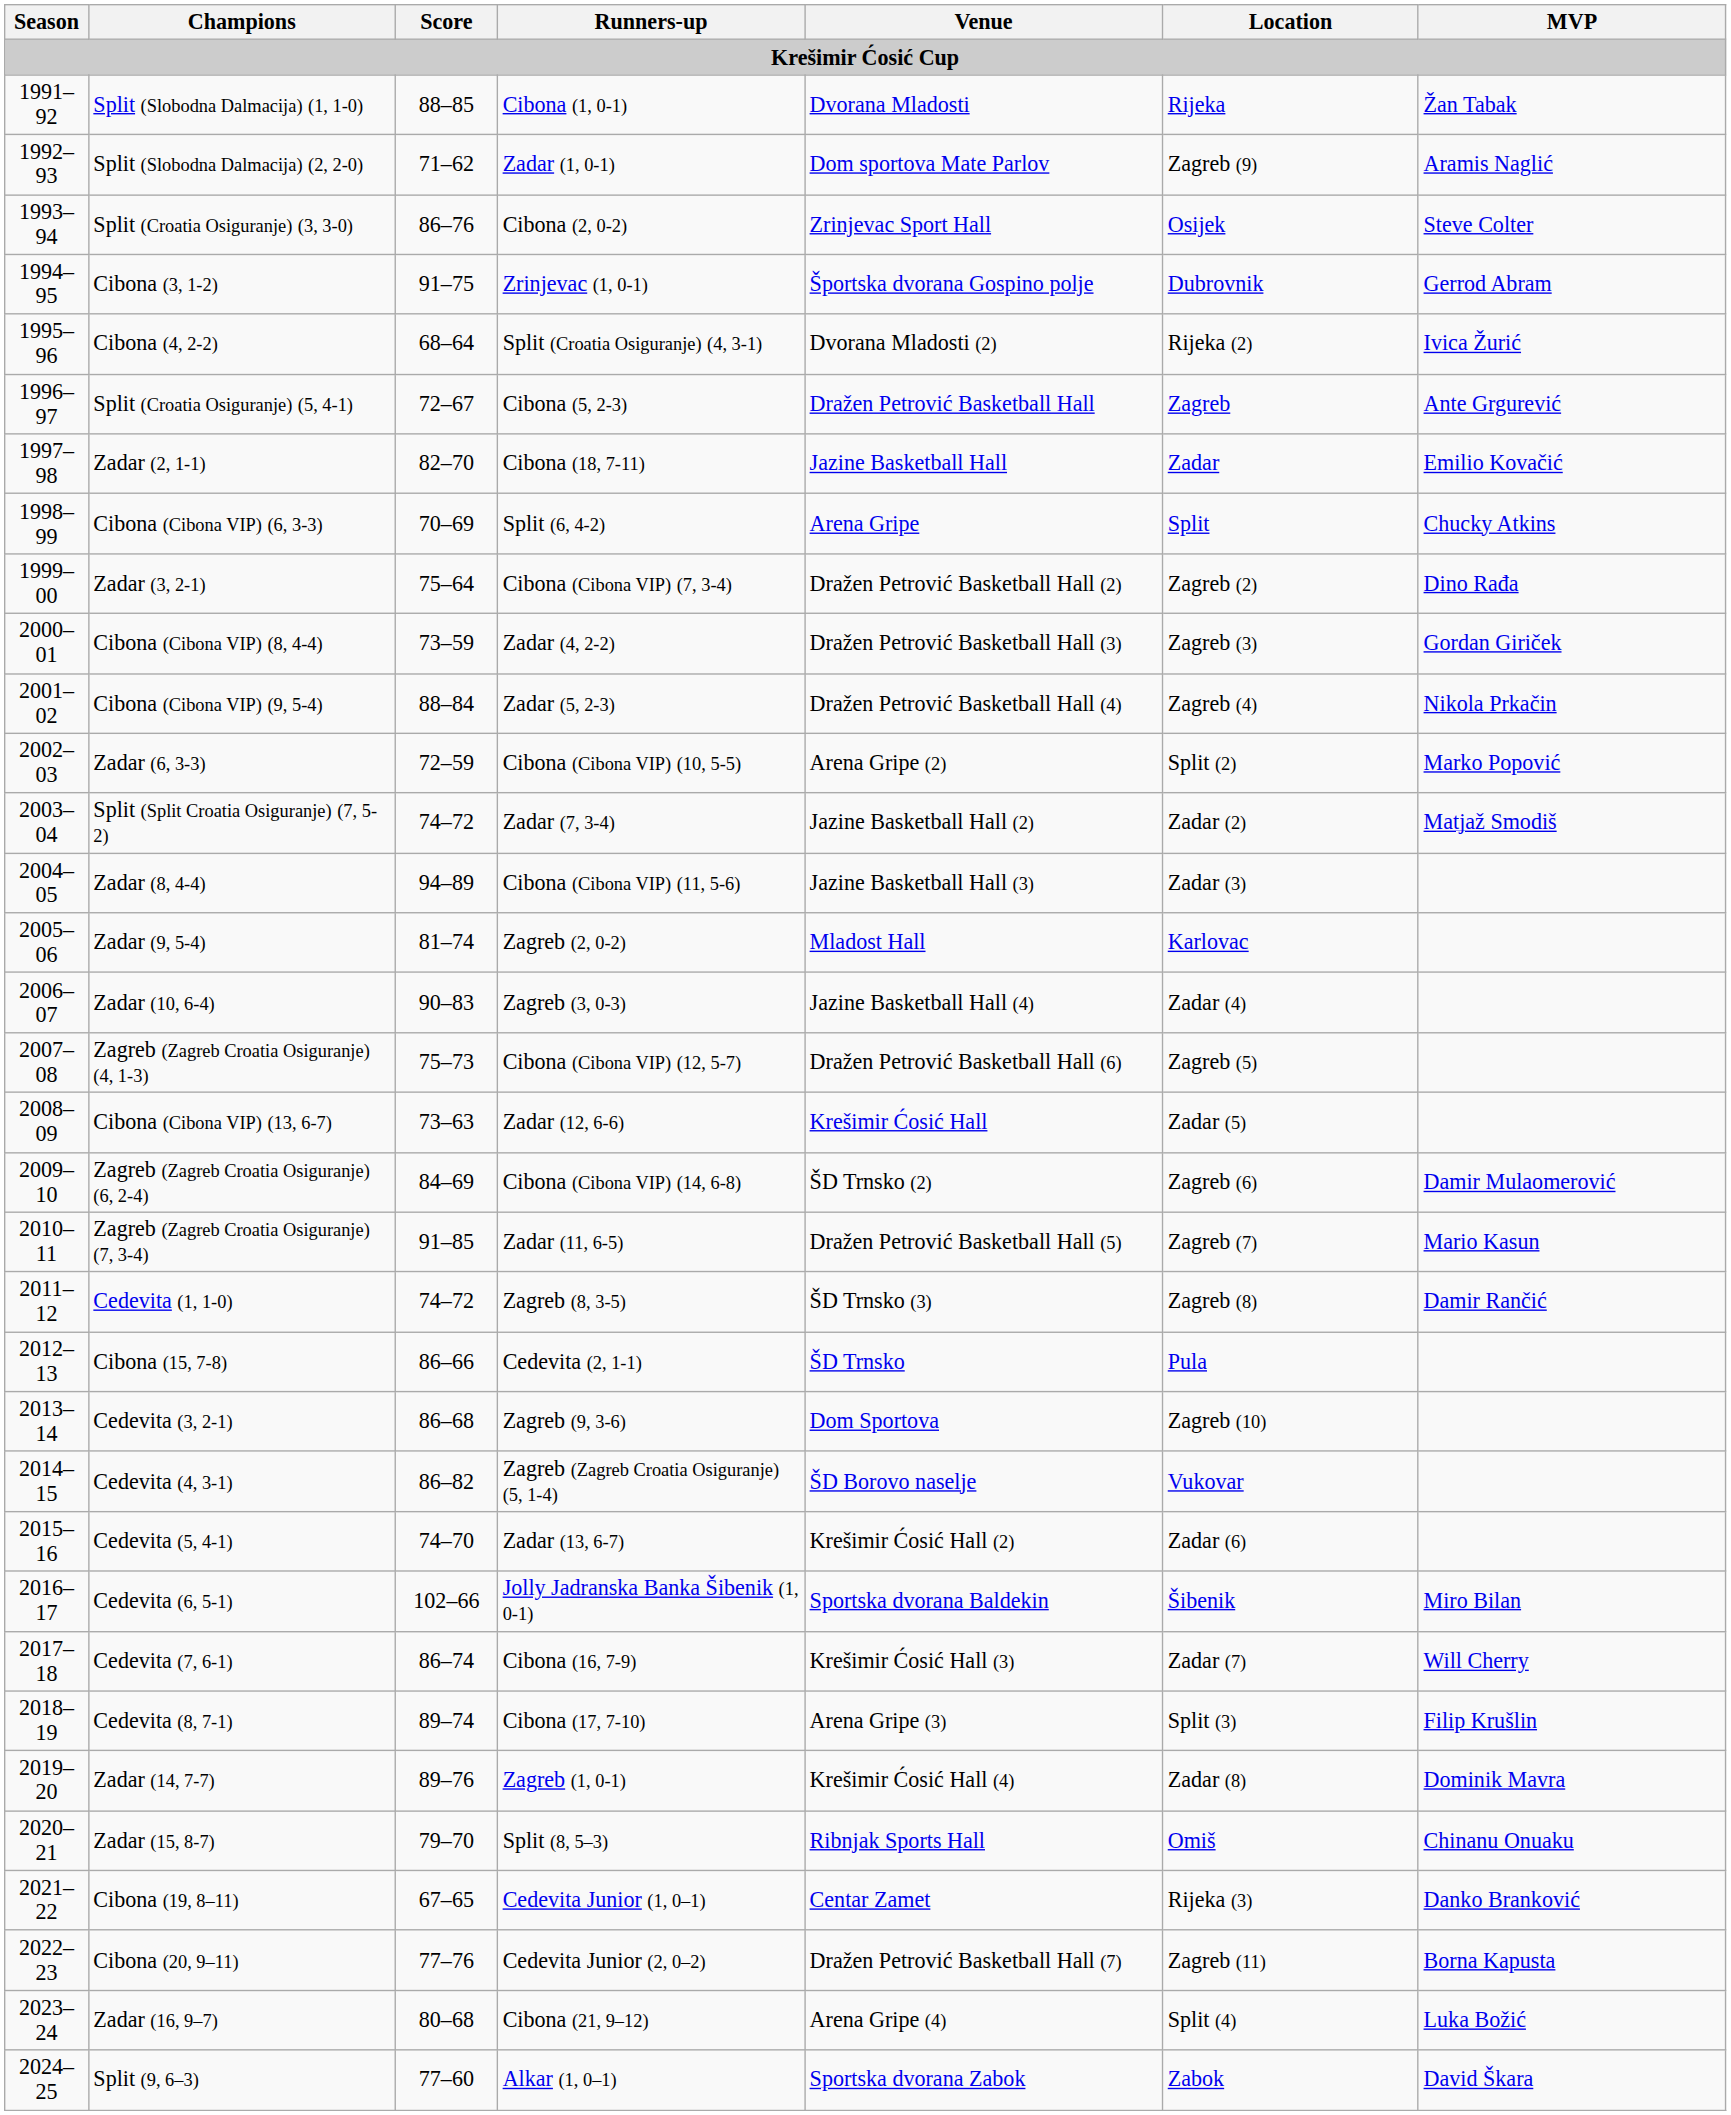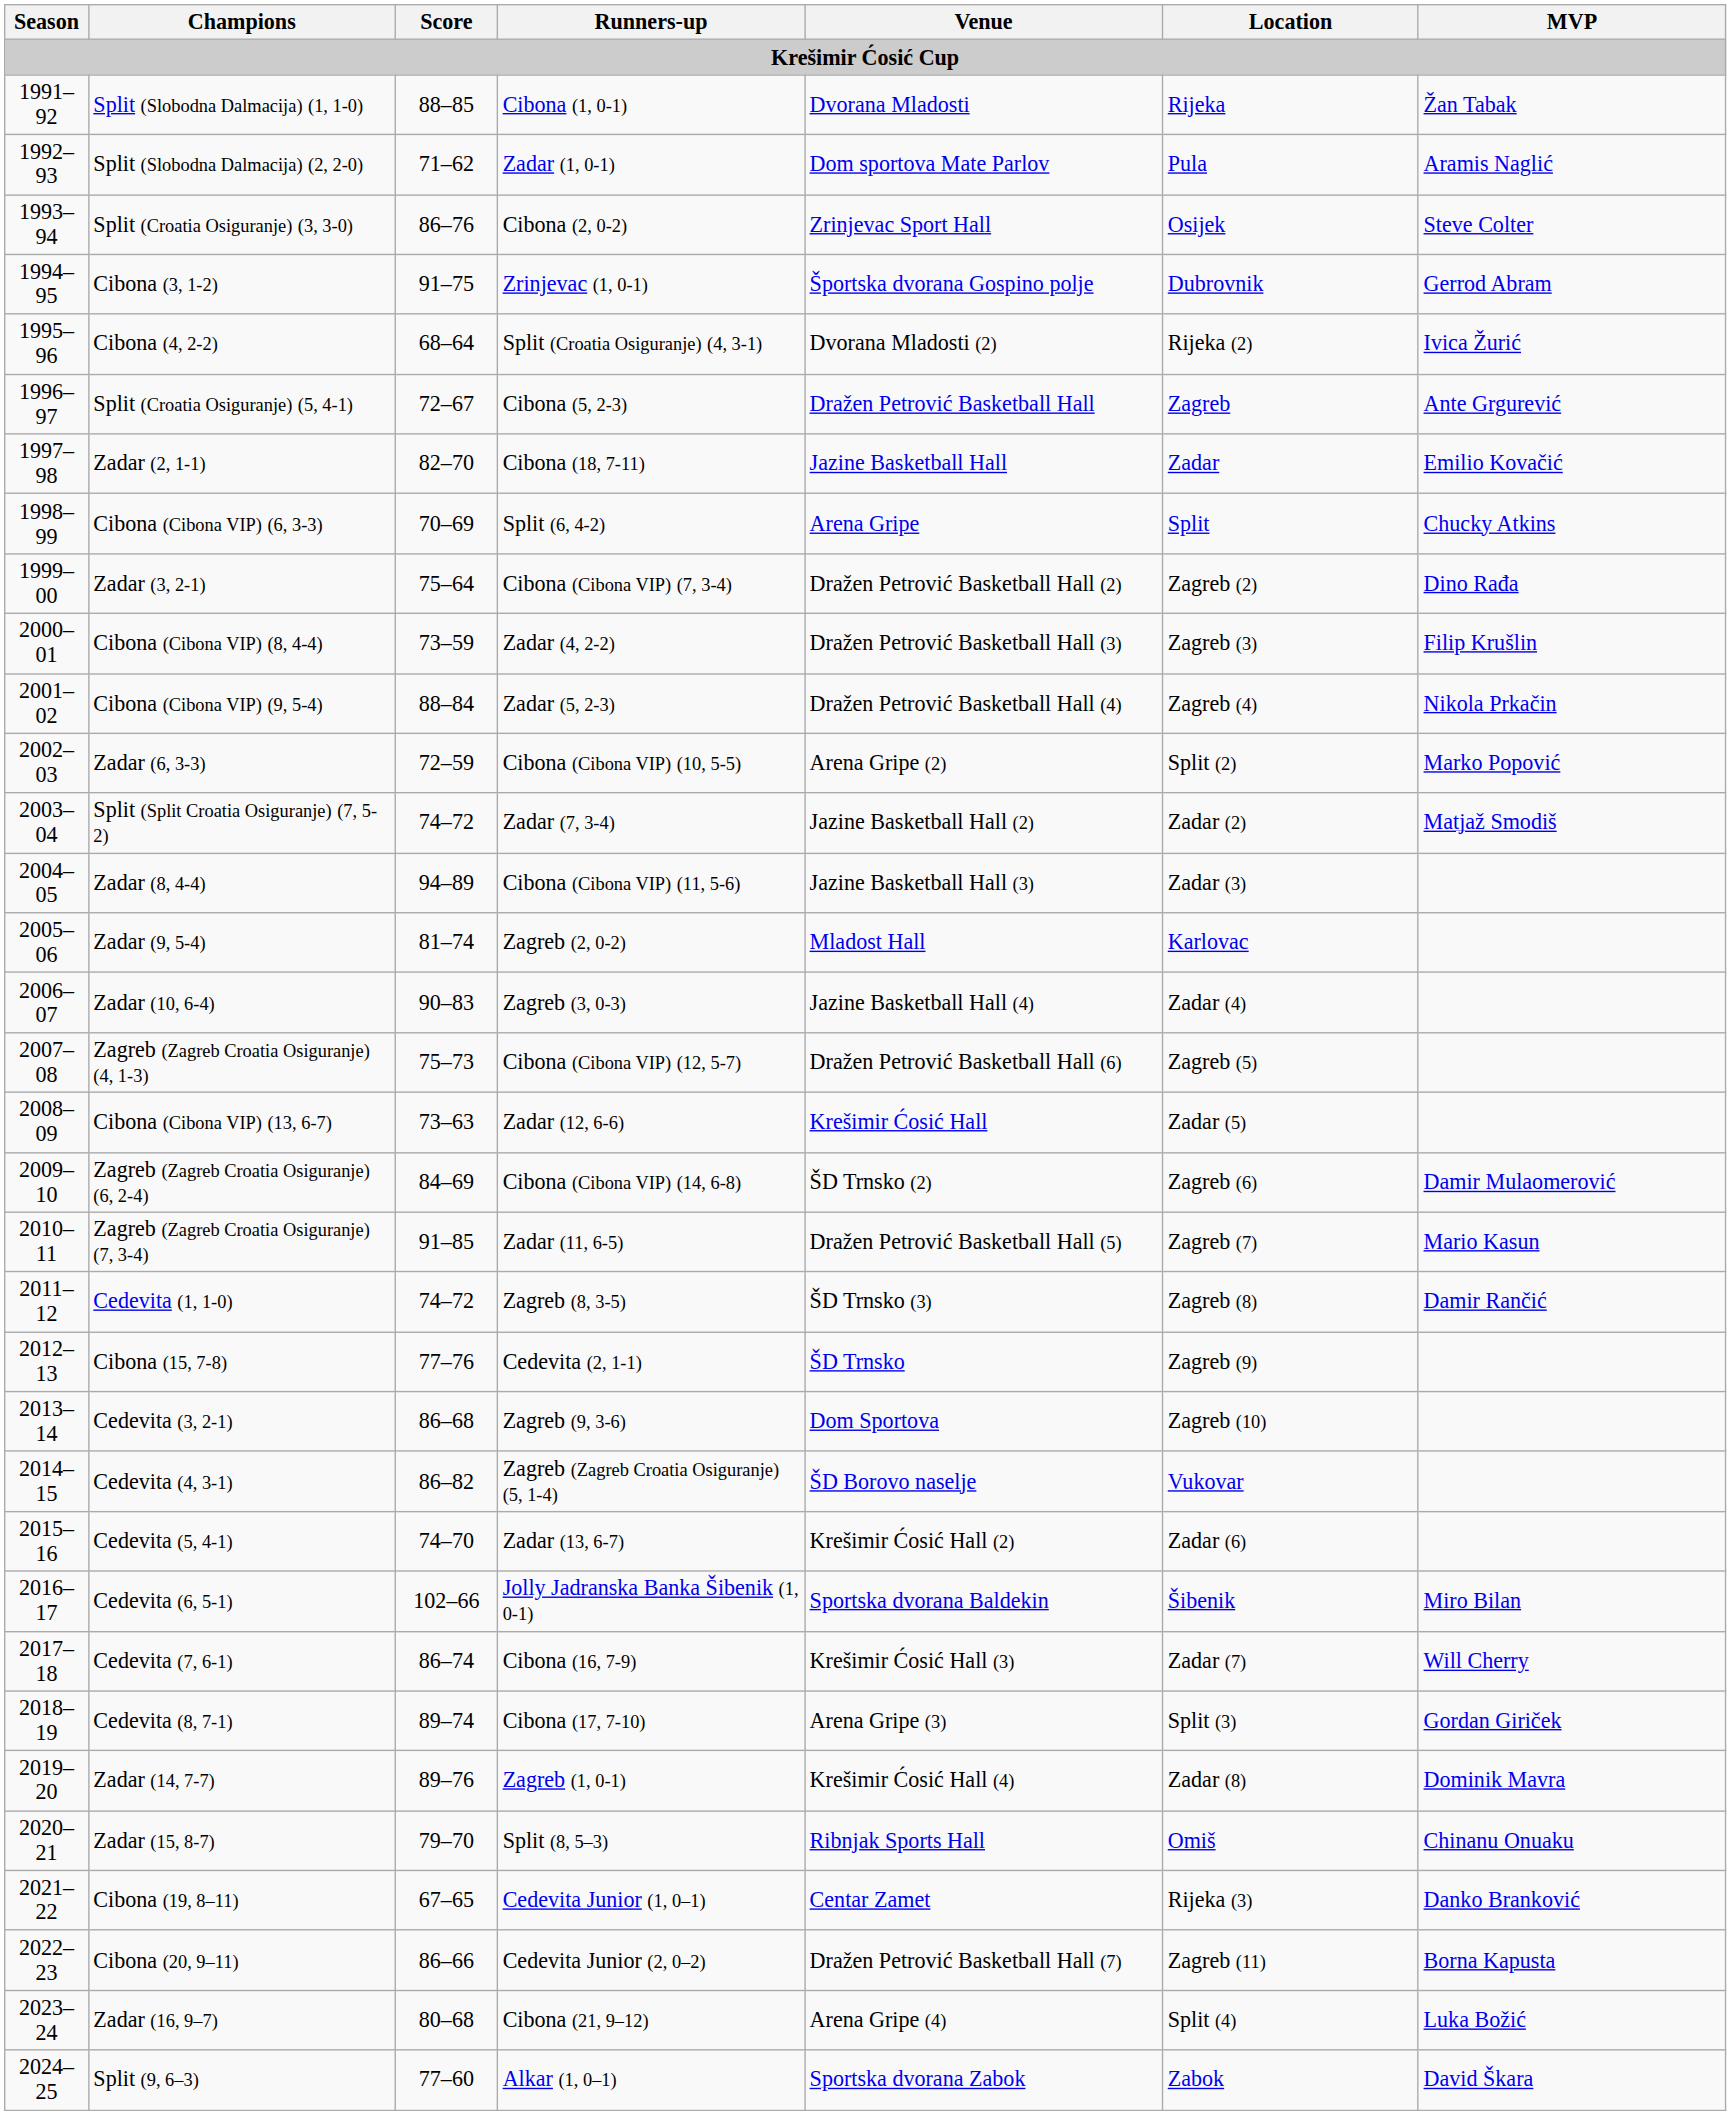(1213, 164) Zagreb (9) -> (1187, 164) Pula
(1493, 643) Gordan Giriček -> (1480, 643) Filip Krušlin
(446, 1361) 86–66 -> (446, 1361) 77–76
(1187, 1361) Pula -> (1213, 1361) Zagreb (9)
(1480, 1720) Filip Krušlin -> (1493, 1720) Gordan Giriček
(446, 1960) 77–76 -> (446, 1960) 86–66
